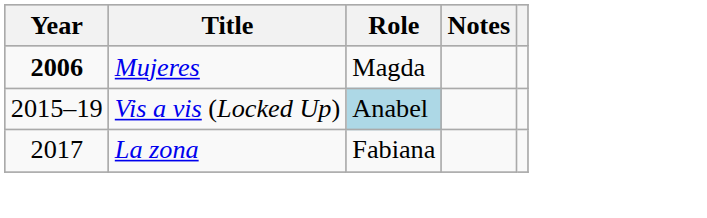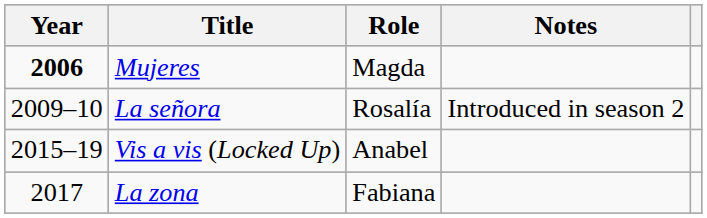+ row: (168, 108)
(390, 108) lightblue background -> (390, 150) no background
